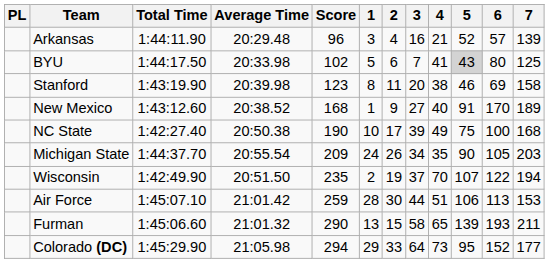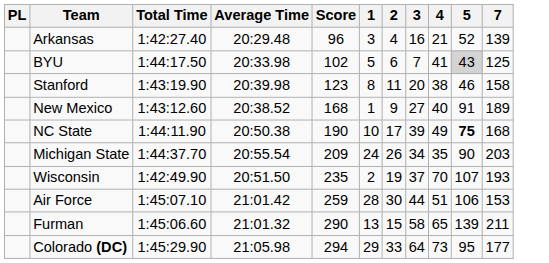- column: (498, 16)
(172, 39) 1:44:11.90 -> (172, 39) 1:42:27.40
(172, 131) 1:42:27.40 -> (172, 131) 1:44:11.90
(467, 131) normal -> (467, 131) bold
(529, 177) 194 -> (498, 177) 193
